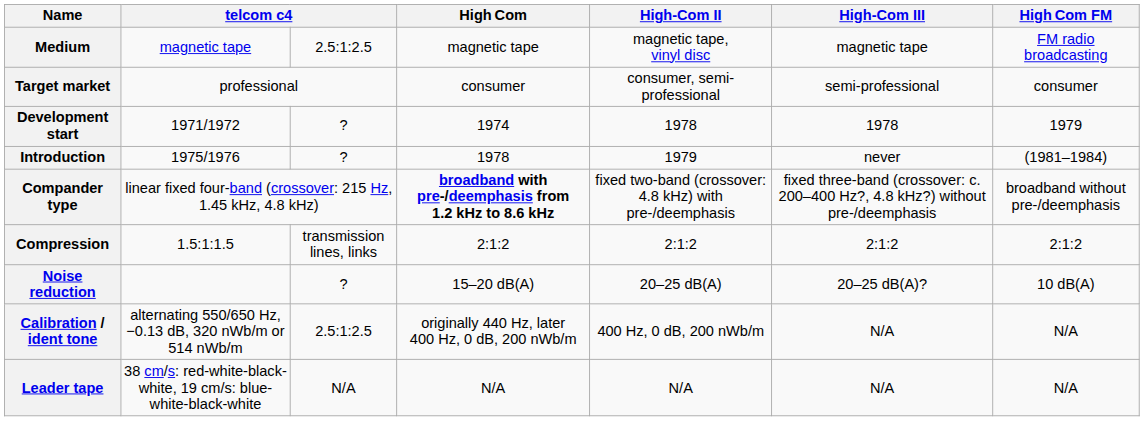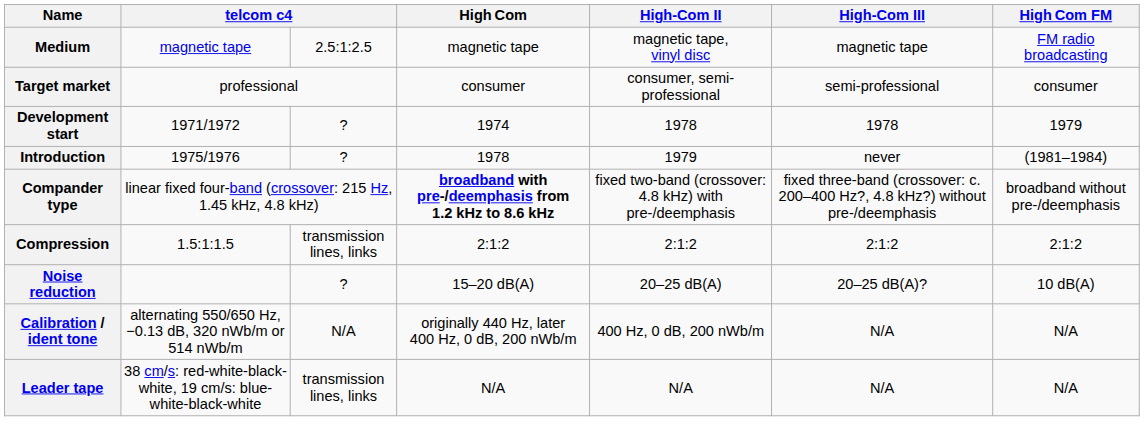(343, 331) 2.5:1:2.5 -> (343, 331) N/A
(343, 387) N/A -> (343, 387) transmission lines, links
